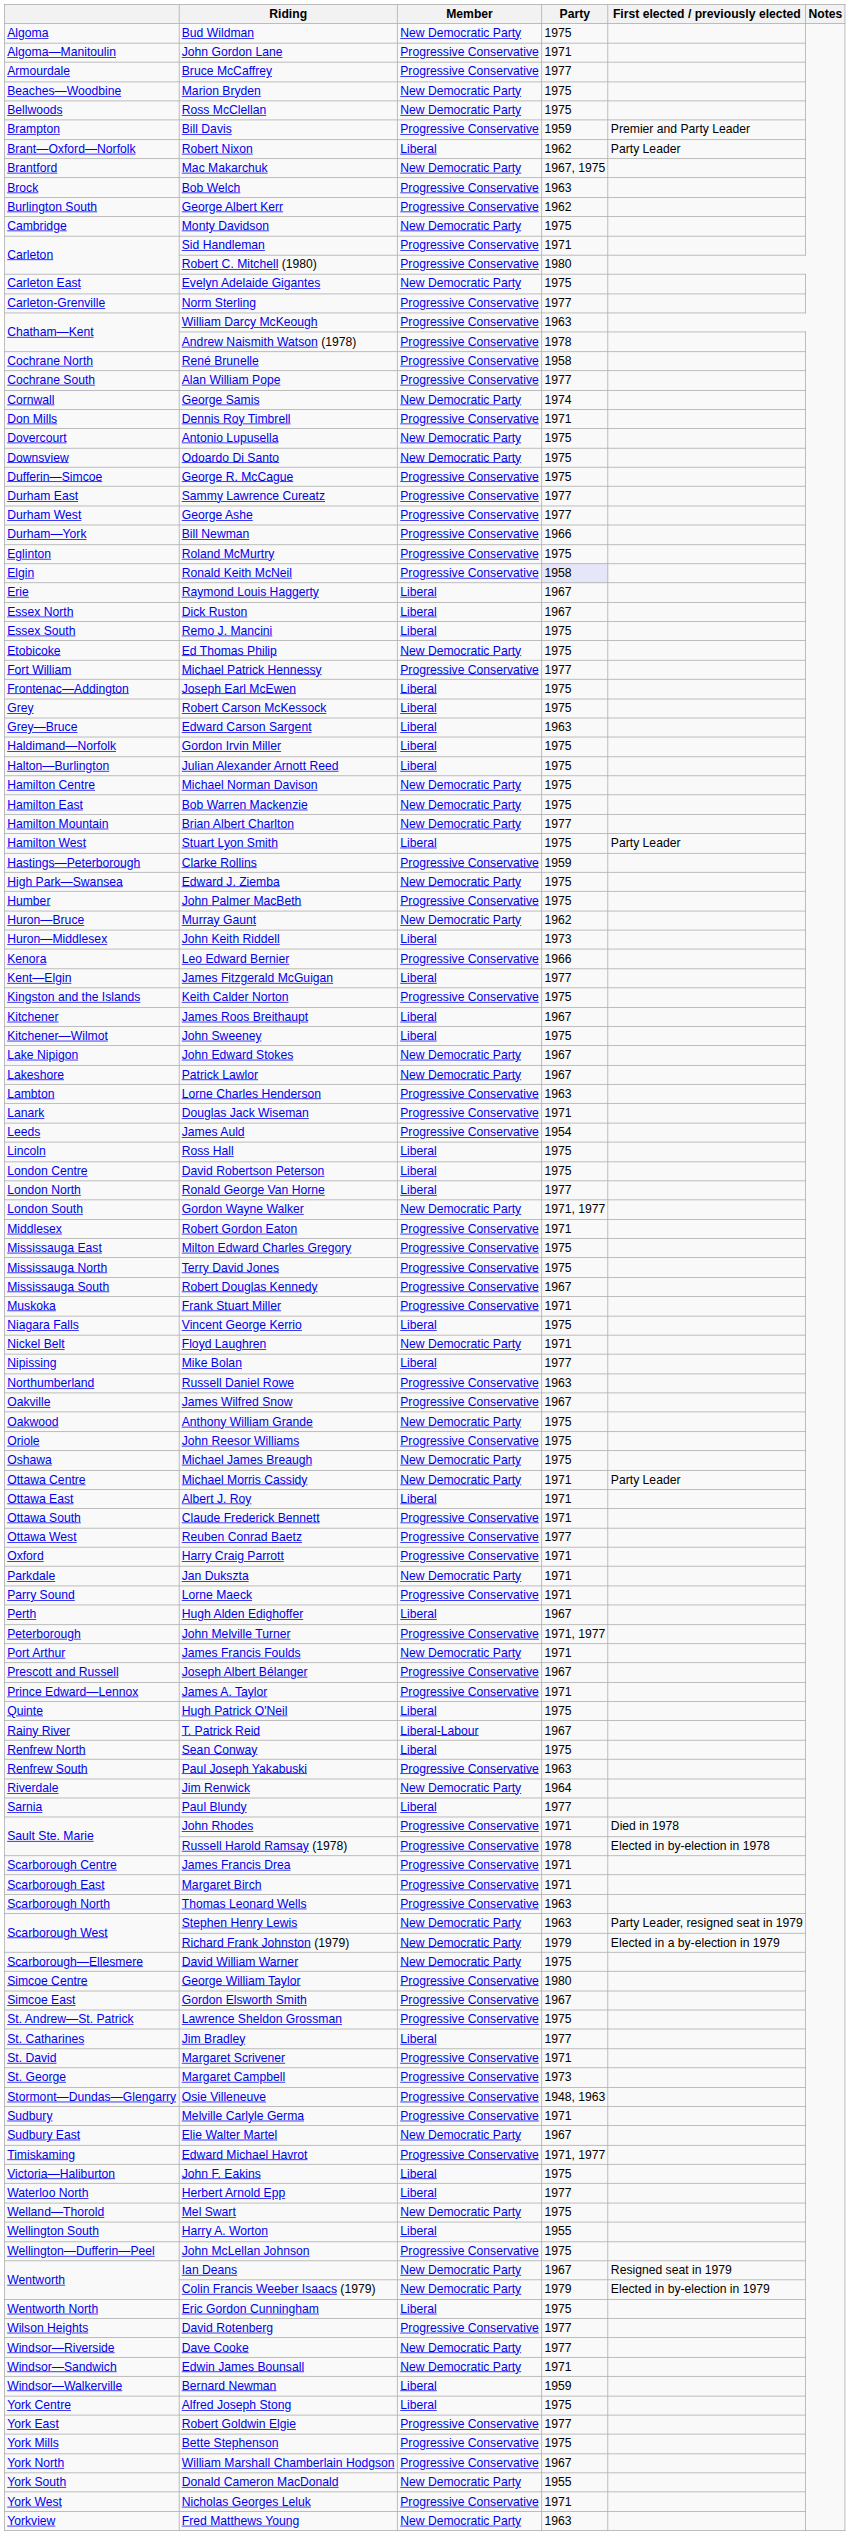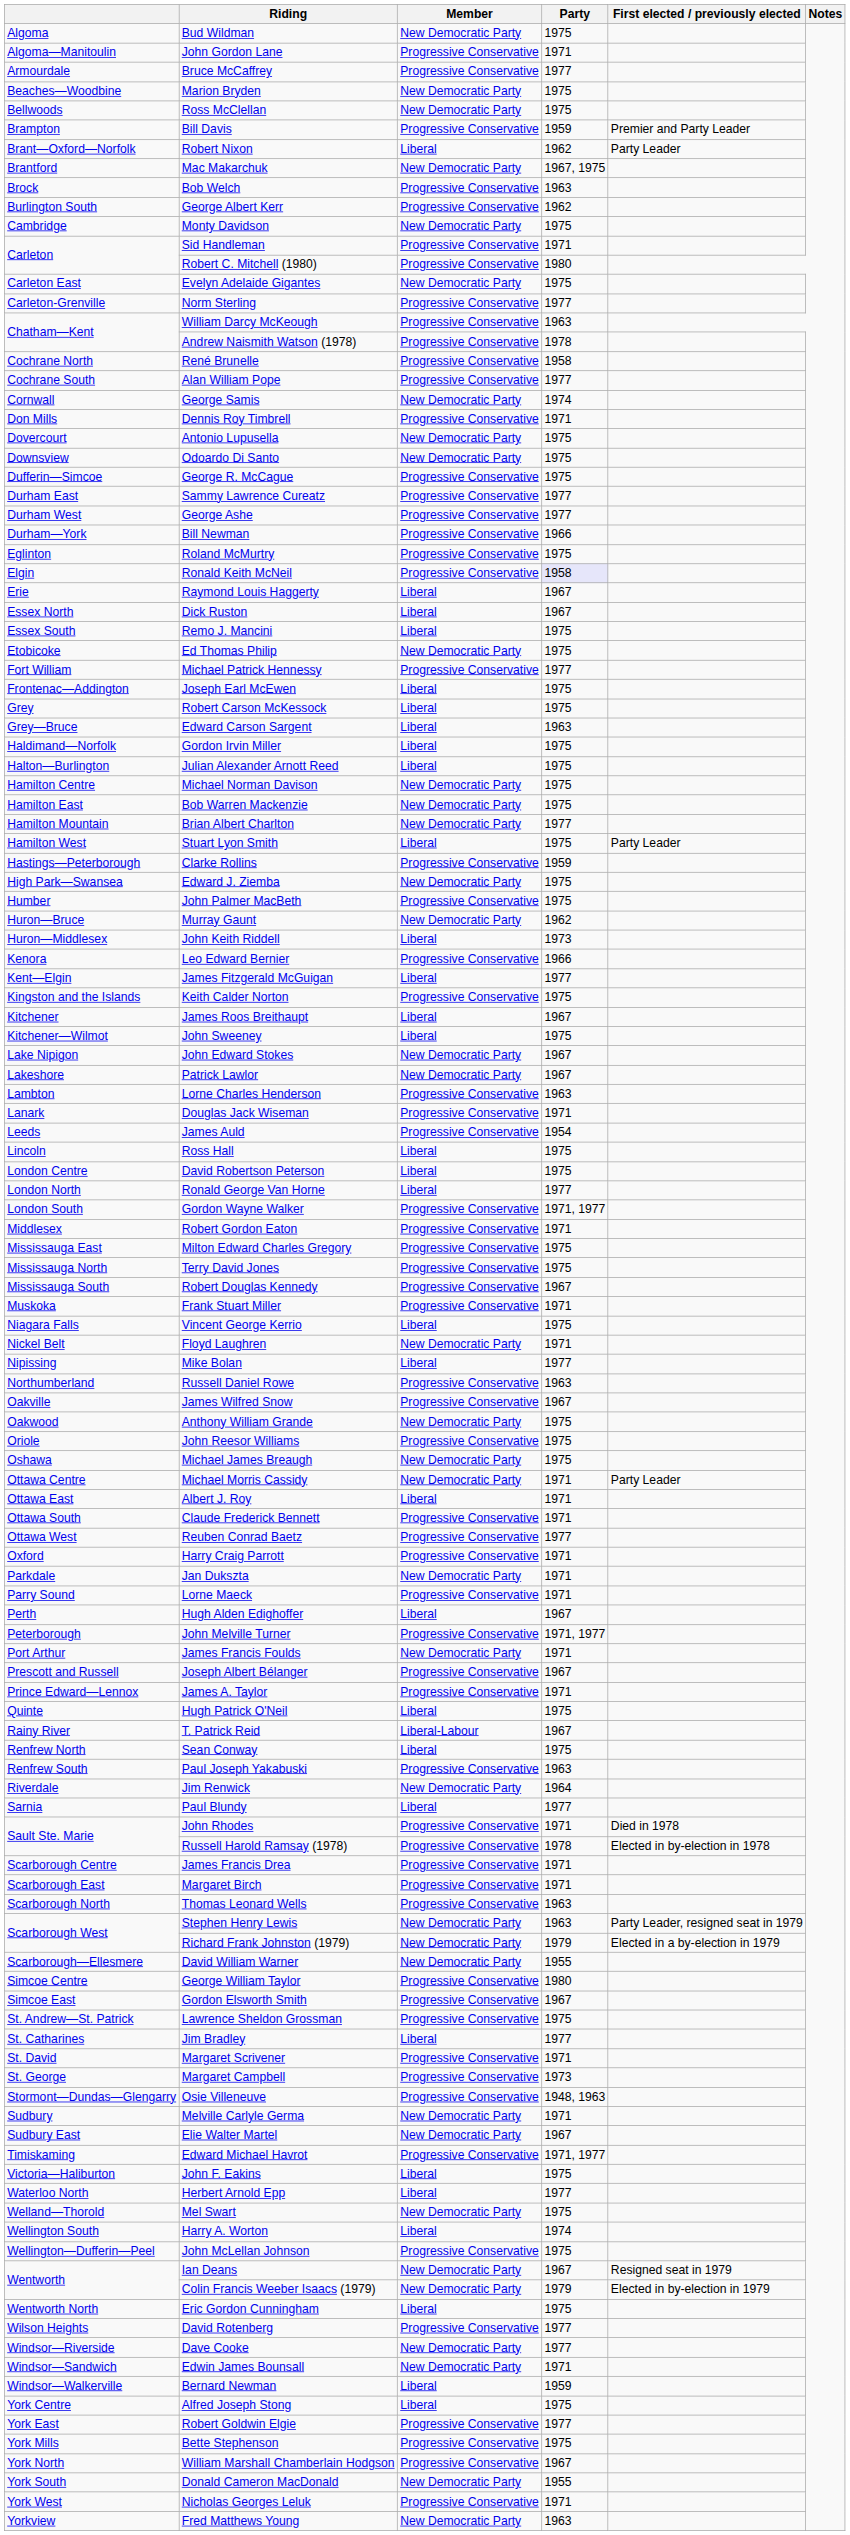(461, 1209) New Democratic Party -> (470, 1209) Progressive Conservative
(558, 1961) 1975 -> (558, 1961) 1955
(470, 2116) Progressive Conservative -> (461, 2116) New Democratic Party
(558, 2231) 1955 -> (558, 2231) 1974
